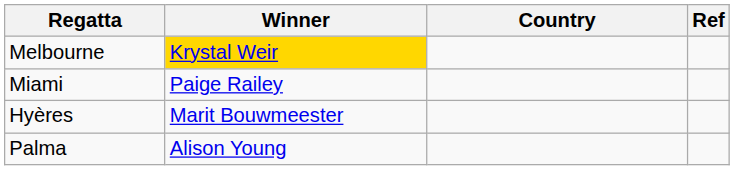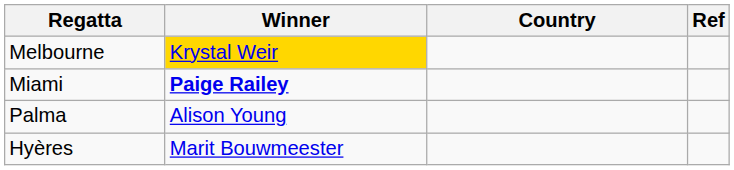(226, 84) normal -> (229, 84) bold
rows swapped: (38, 148) <-> (41, 116)
